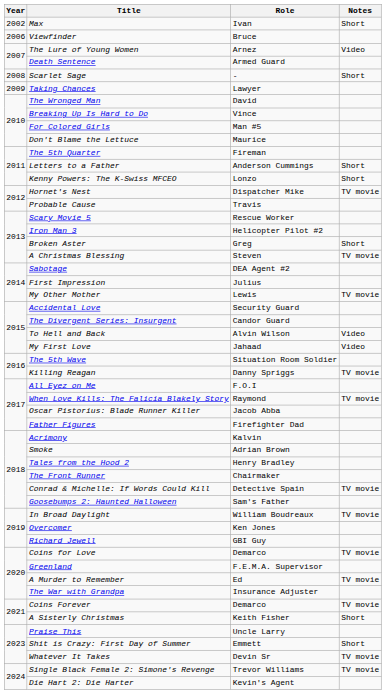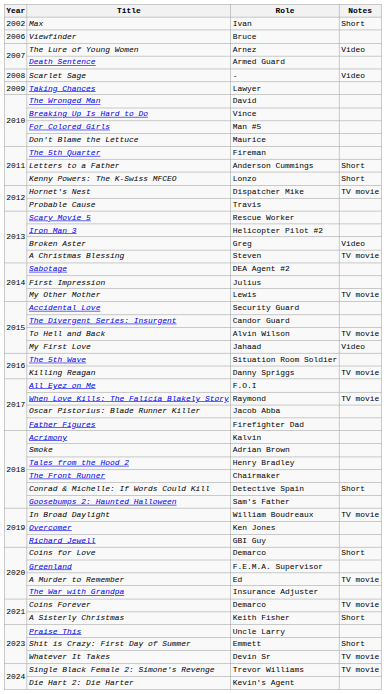(353, 75) Short -> (353, 75) Video
(353, 243) Short -> (353, 243) Video
(353, 334) Video -> (360, 334) TV movie
(360, 489) TV movie -> (353, 489) Short
(360, 554) TV movie -> (353, 554) Short
